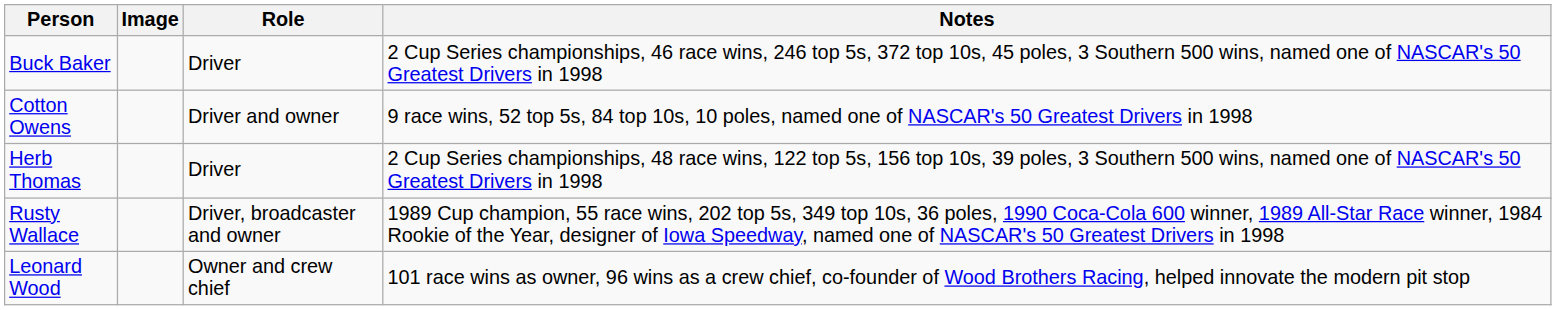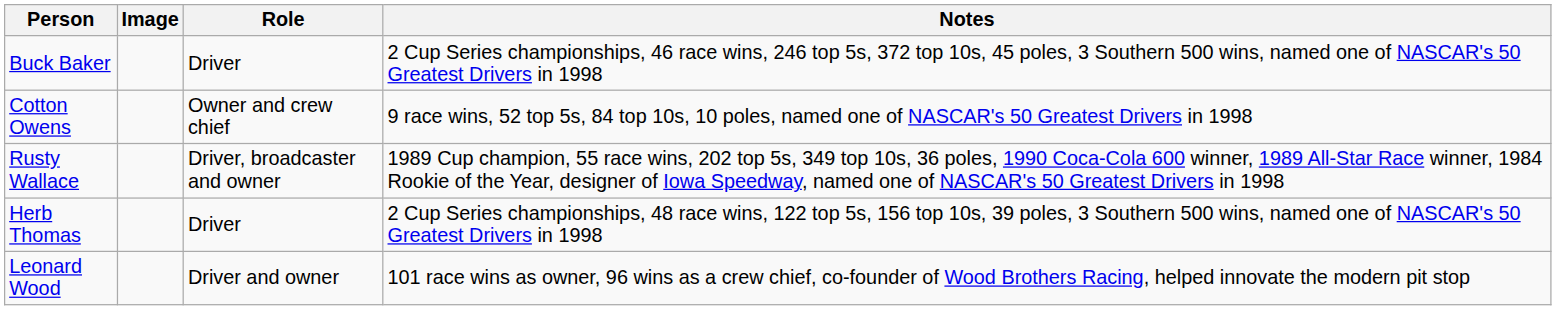(263, 116) Driver and owner -> (260, 116) Owner and crew chief
rows swapped: (45, 170) <-> (44, 224)
(260, 277) Owner and crew chief -> (263, 277) Driver and owner
